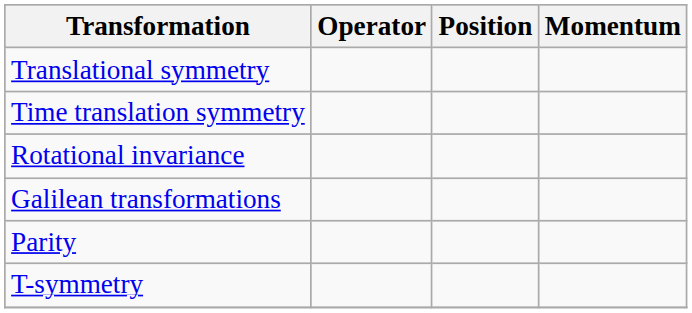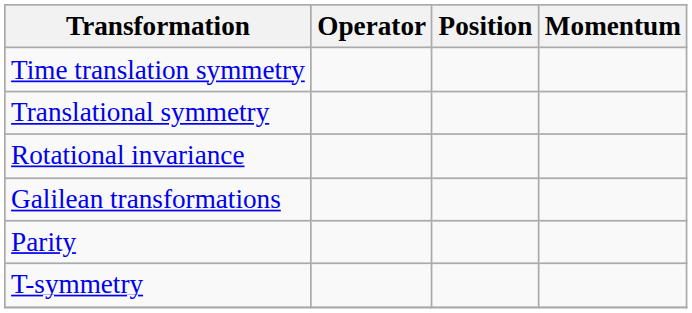rows swapped: (140, 69) <-> (158, 112)
